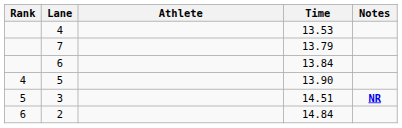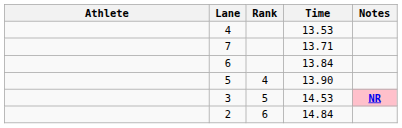columns swapped: (23, 13) <-> (181, 13)
(318, 47) 13.79 -> (318, 47) 13.71
(318, 98) 14.51 -> (318, 98) 14.53
(375, 98) no background -> (375, 98) pink background
